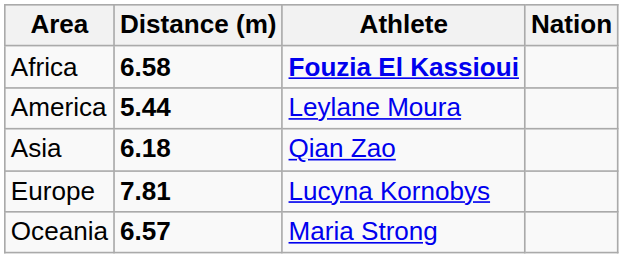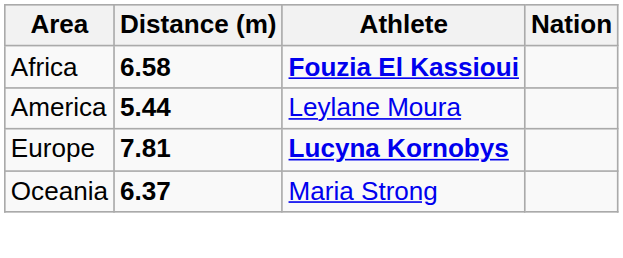- row: (36, 149)
(389, 190) normal -> (399, 149) bold
(145, 231) 6.57 -> (145, 190) 6.37
